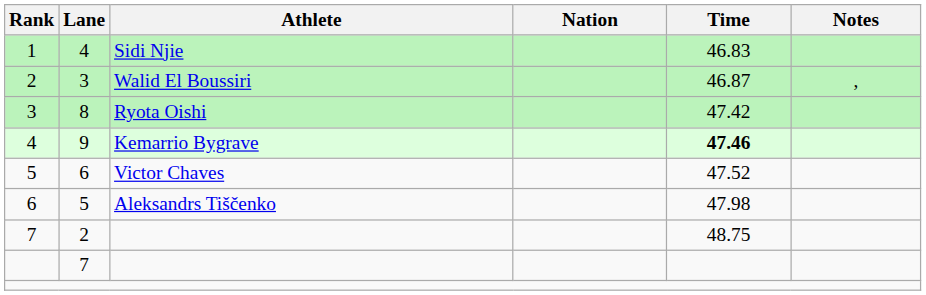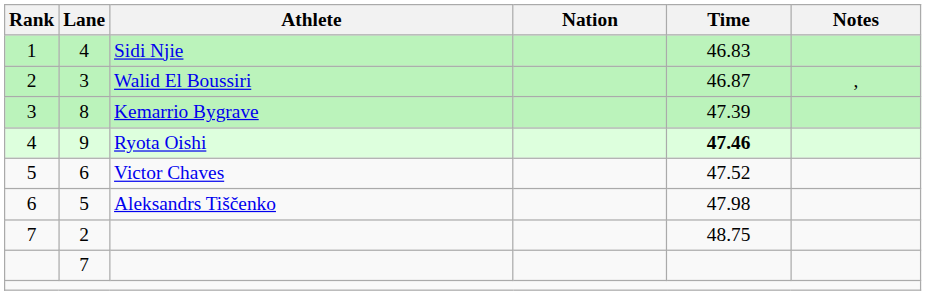(160, 111) Ryota Oishi -> (186, 111) Kemarrio Bygrave
(729, 111) 47.42 -> (729, 111) 47.39
(186, 142) Kemarrio Bygrave -> (160, 142) Ryota Oishi
